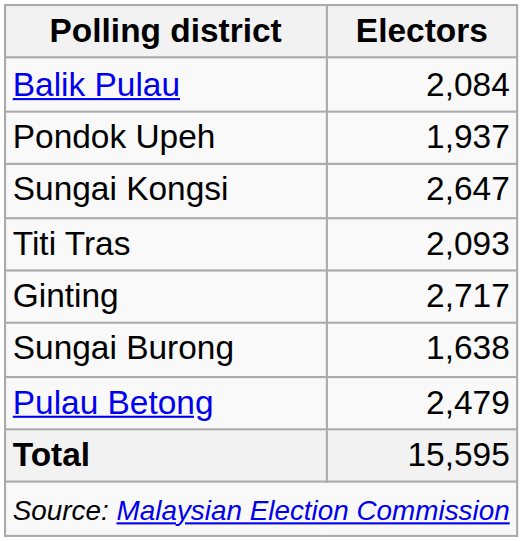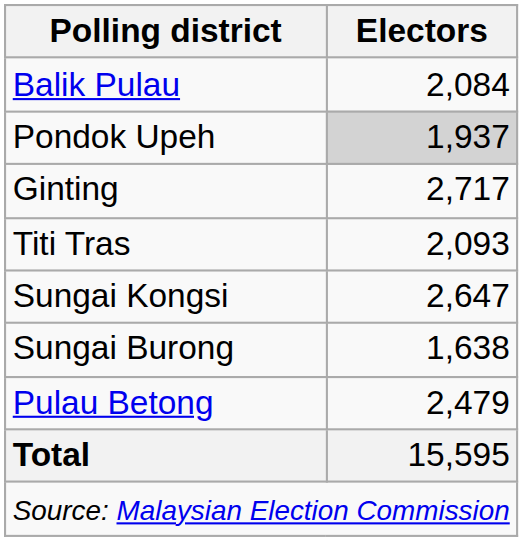(468, 137) no background -> (468, 137) lightgrey background
rows swapped: (121, 190) <-> (66, 296)
